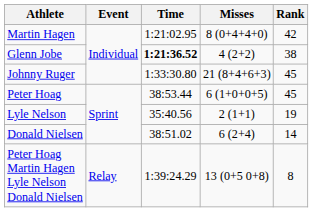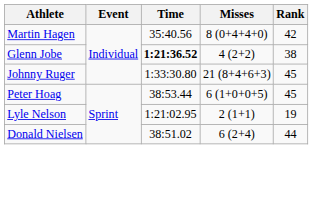(171, 34) 1:21:02.95 -> (171, 34) 35:40.56
(171, 114) 35:40.56 -> (171, 114) 1:21:02.95
(290, 134) 14 -> (290, 134) 44
- row: (45, 175)
